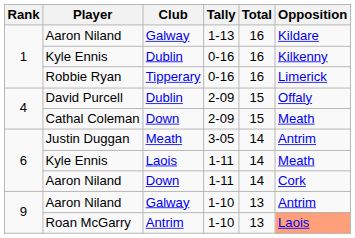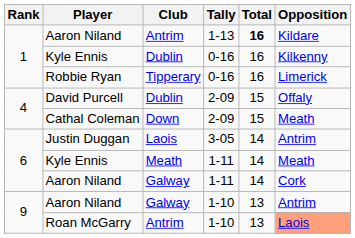(168, 35) Galway -> (165, 35) Antrim
(257, 35) normal -> (257, 35) bold
(164, 139) Meath -> (161, 139) Laois
(161, 160) Laois -> (164, 160) Meath
(162, 181) Down -> (168, 181) Galway
